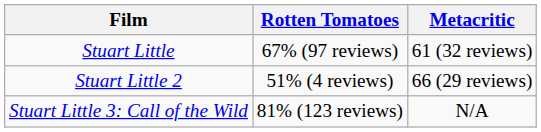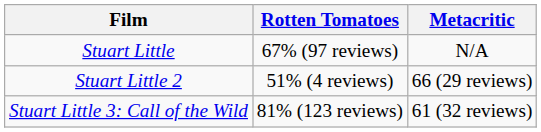(472, 50) 61 (32 reviews) -> (472, 50) N/A
(472, 111) N/A -> (472, 111) 61 (32 reviews)
